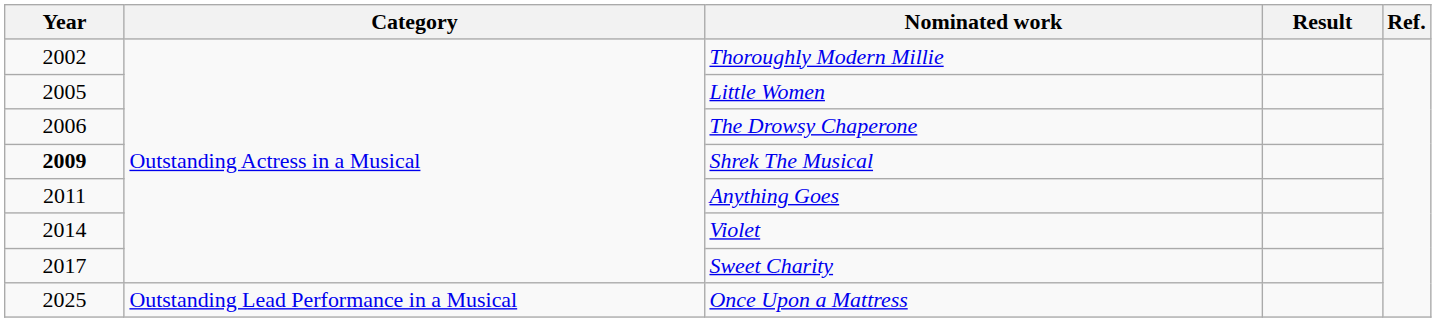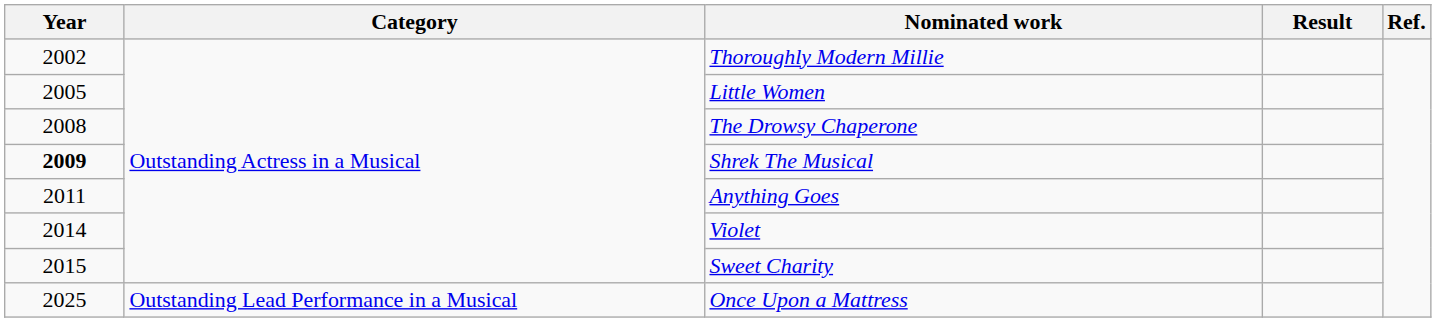(65, 126) 2006 -> (65, 126) 2008
(65, 265) 2017 -> (65, 265) 2015
